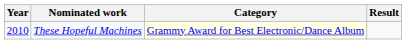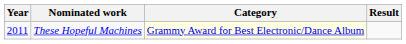(18, 30) 2010 -> (18, 30) 2011
